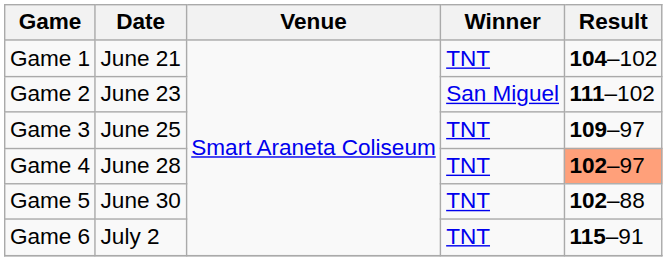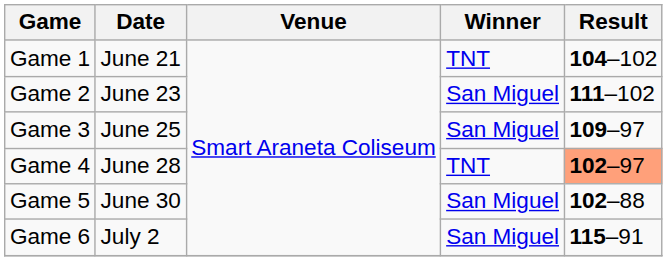(468, 129) TNT -> (503, 129) San Miguel
(468, 201) TNT -> (503, 201) San Miguel
(468, 237) TNT -> (503, 237) San Miguel
